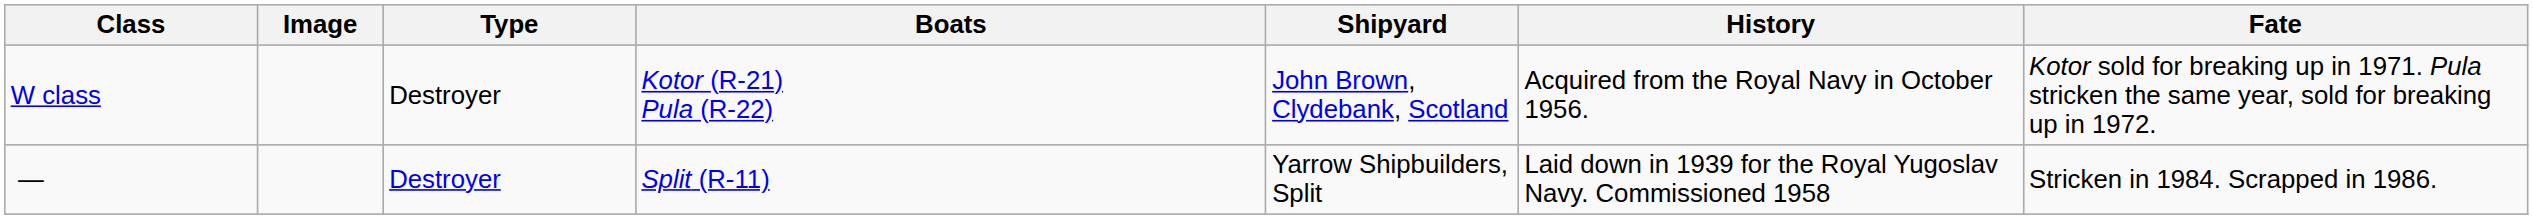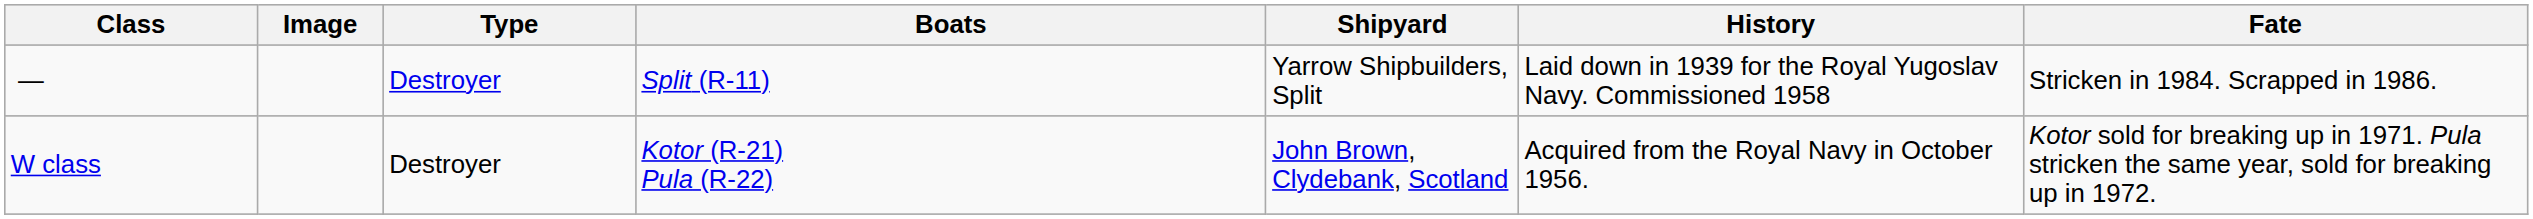rows swapped: (27, 179) <-> (56, 94)
